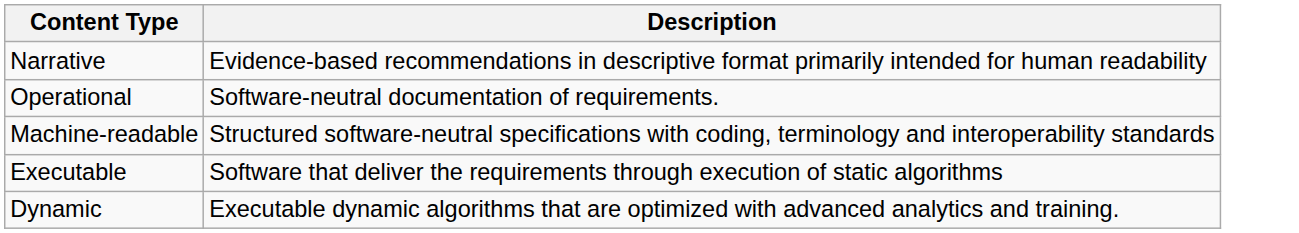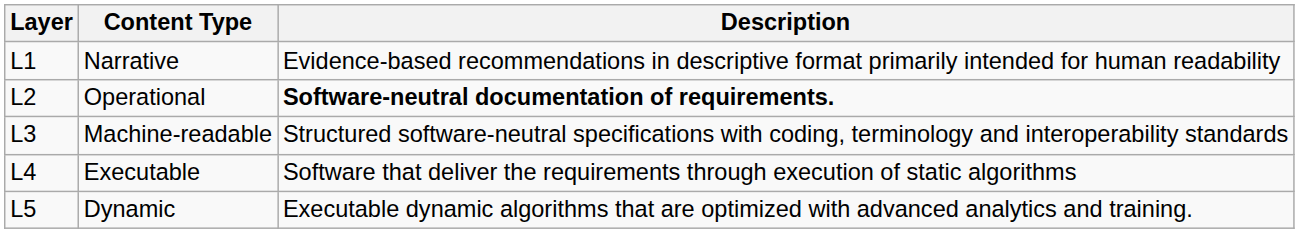+ column: (42, 23)
(464, 97) normal -> (559, 97) bold
